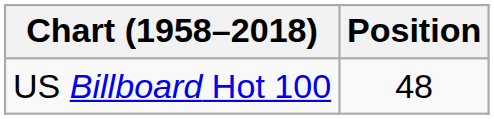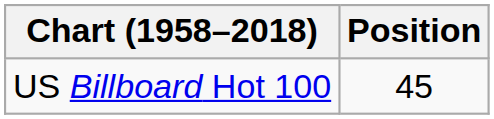(414, 85) 48 -> (414, 85) 45
